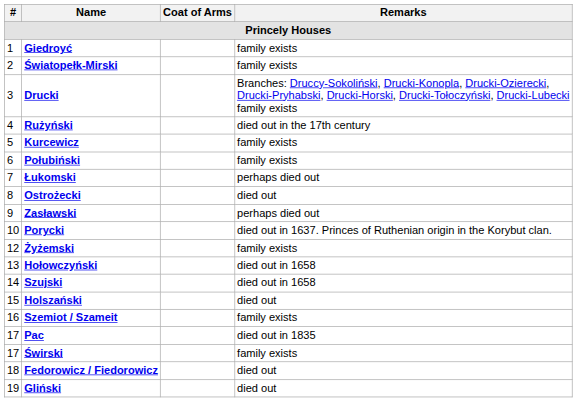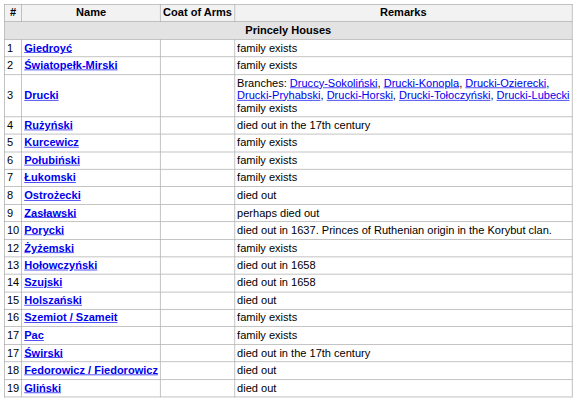(278, 178) perhaps died out -> (267, 178) family exists
(276, 335) died out in 1835 -> (267, 335) family exists
(267, 353) family exists -> (304, 353) died out in the 17th century
